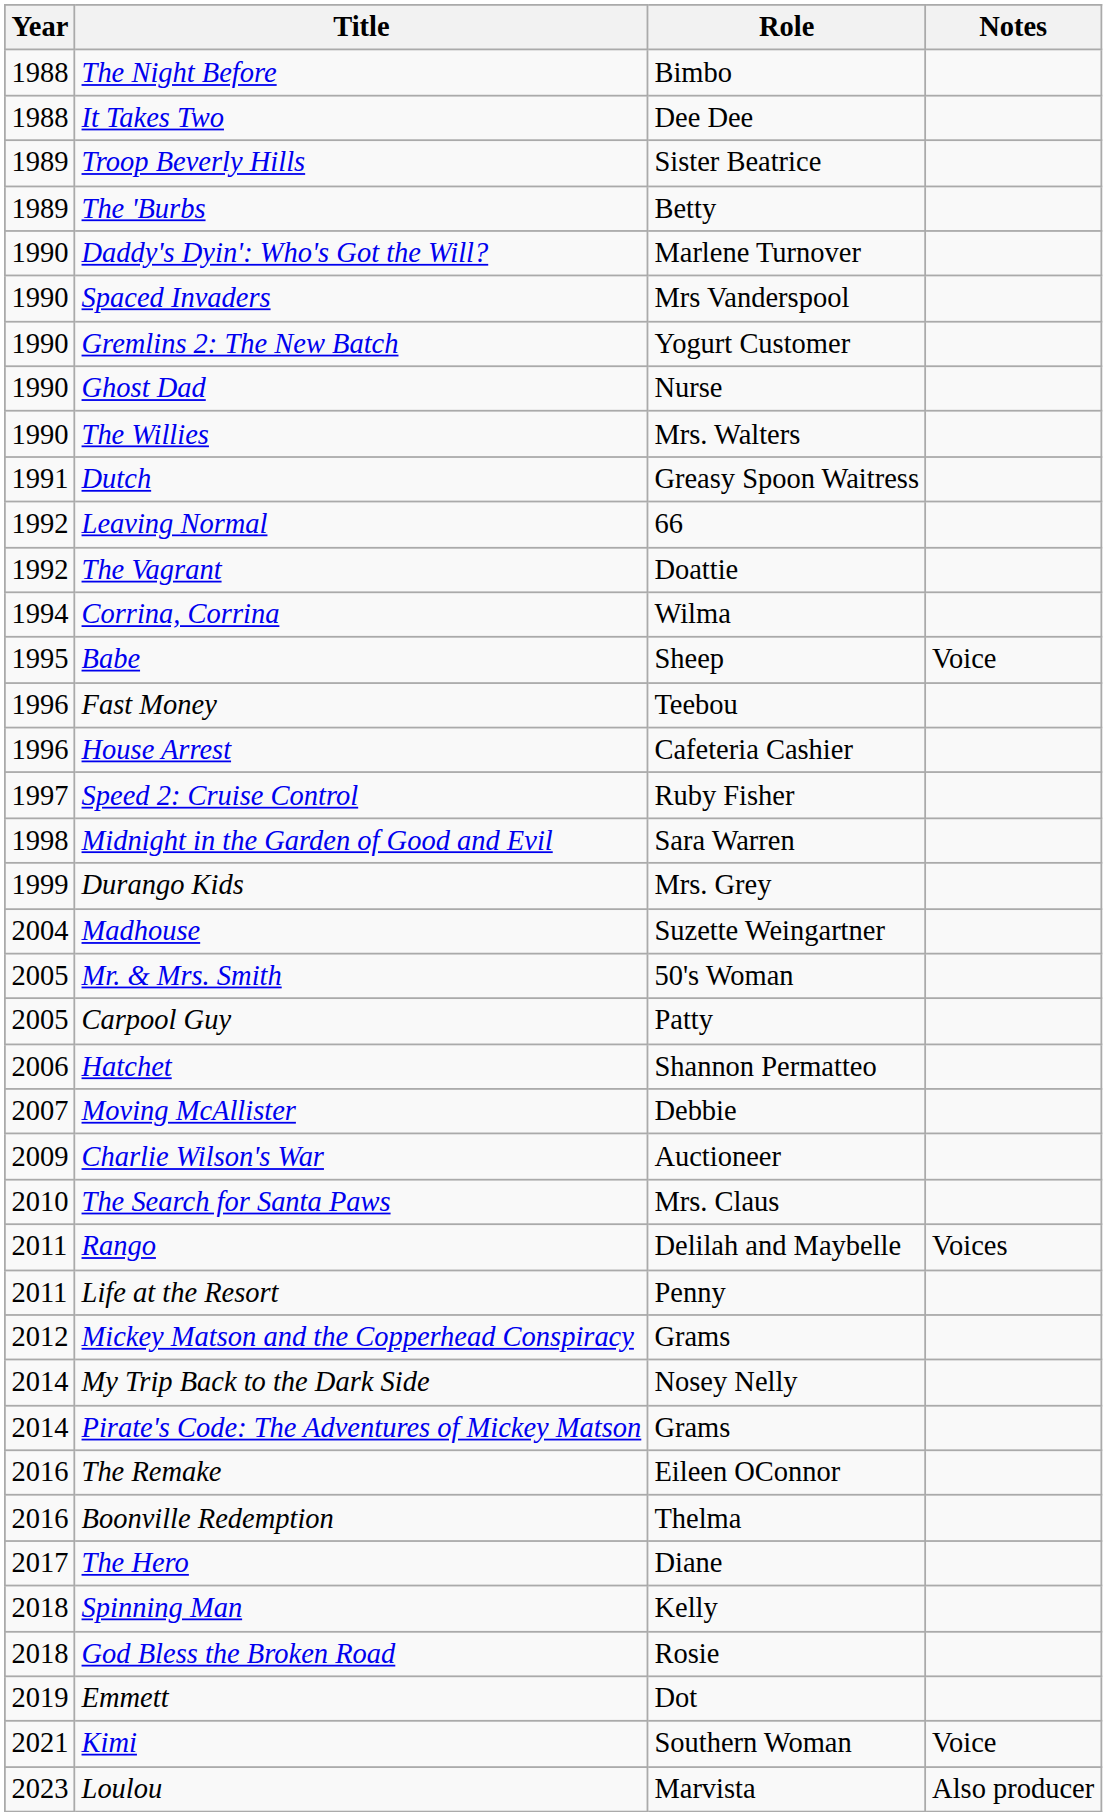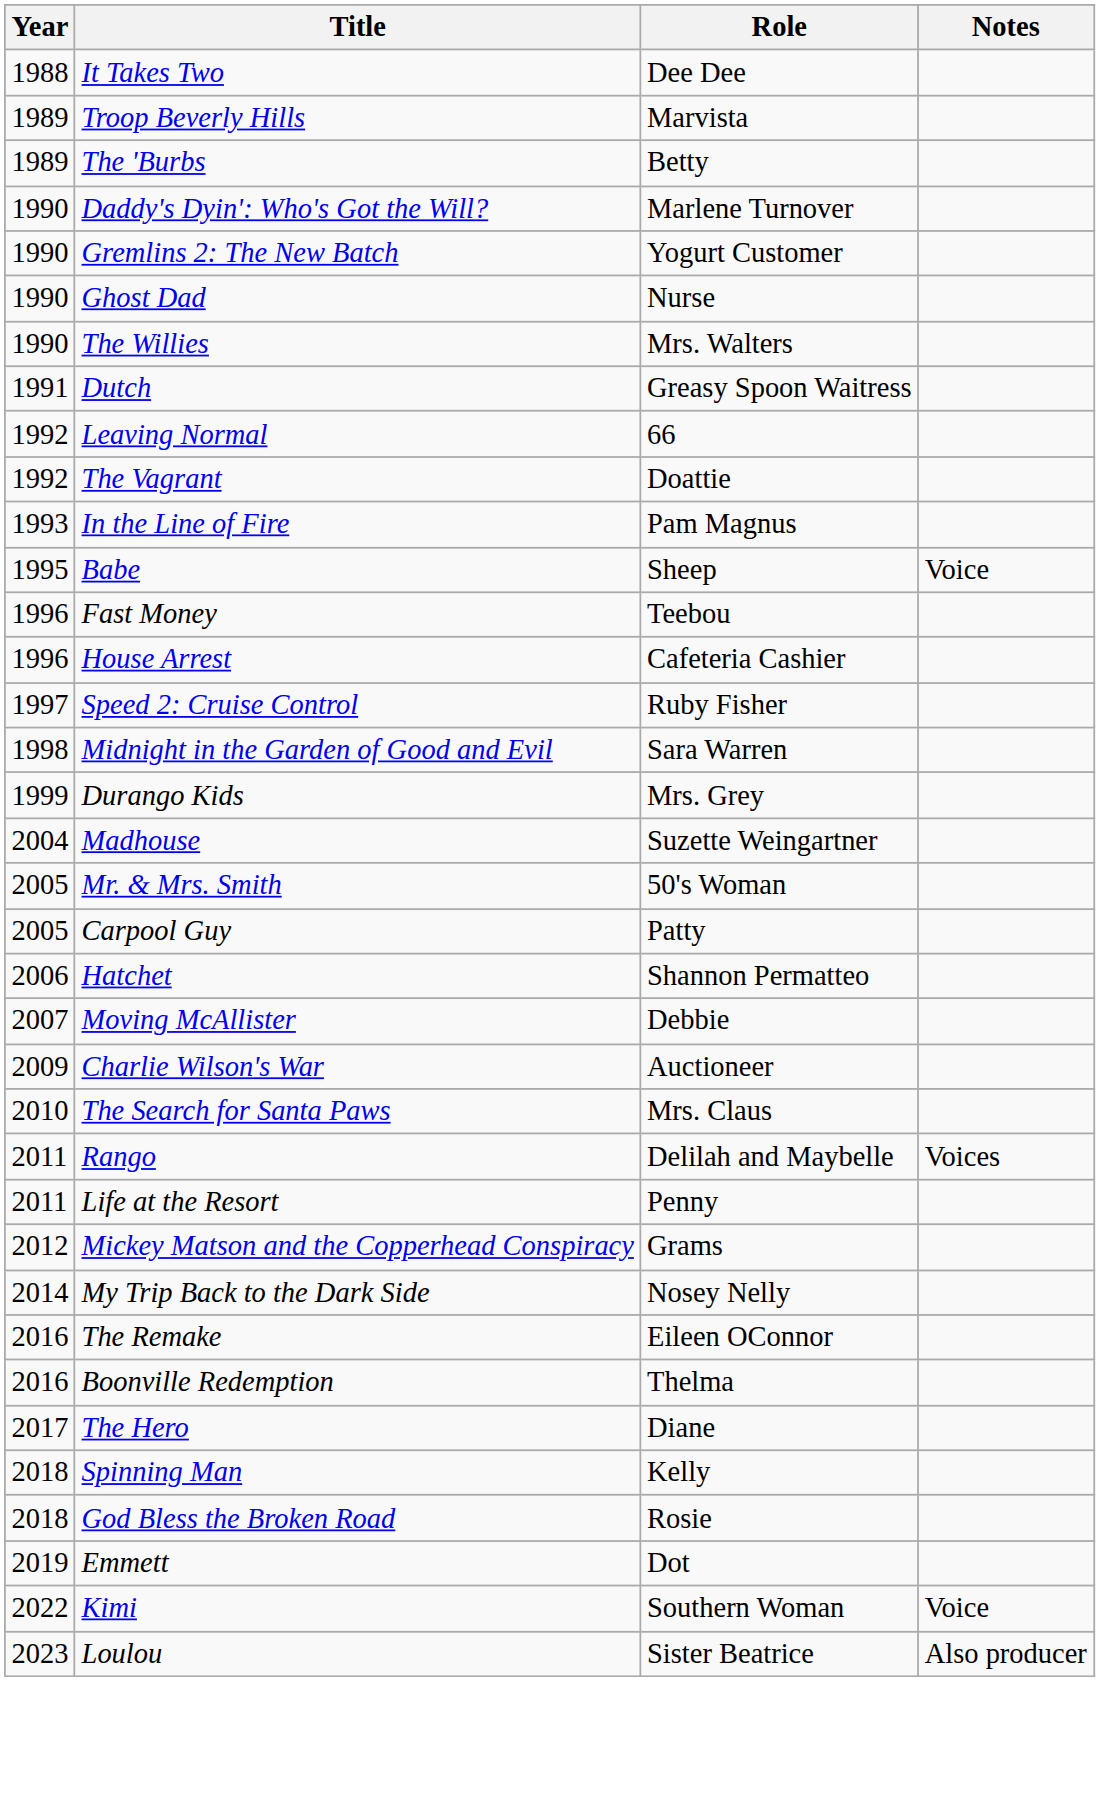- row: (179, 72)
(738, 162) Sister Beatrice -> (698, 117) Marvista
- row: (176, 298)
+ row: (185, 523)
- row: (180, 614)
- row: (361, 1427)
(40, 1743) 2021 -> (40, 1607) 2022
(705, 1788) Marvista -> (730, 1653) Sister Beatrice
